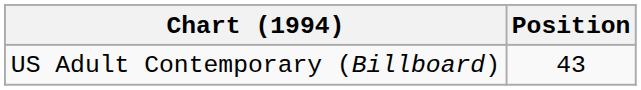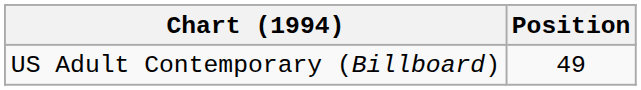(571, 65) 43 -> (571, 65) 49
